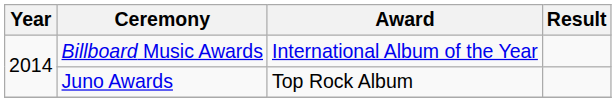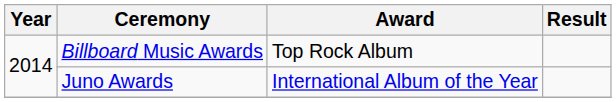(405, 50) International Album of the Year -> (343, 50) Top Rock Album
(343, 81) Top Rock Album -> (405, 81) International Album of the Year
